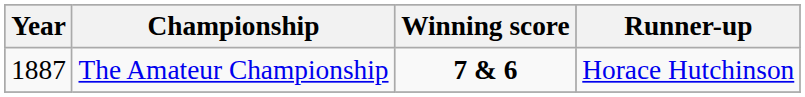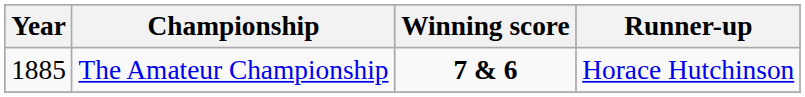(39, 69) 1887 -> (39, 69) 1885
